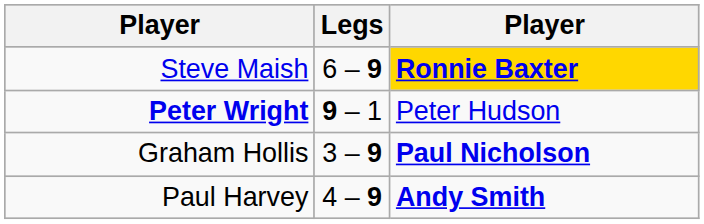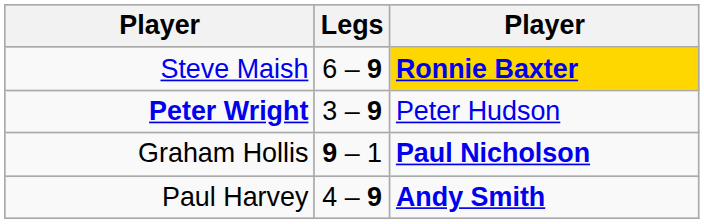(352, 111) 9 – 1 -> (352, 111) 3 – 9
(352, 153) 3 – 9 -> (352, 153) 9 – 1
